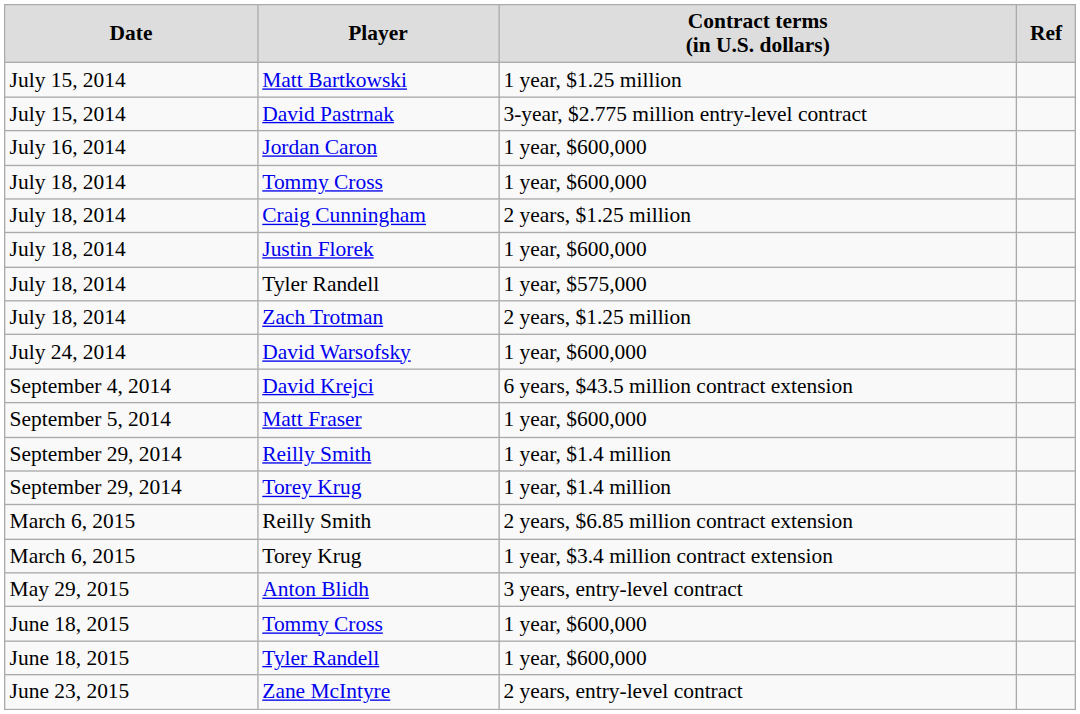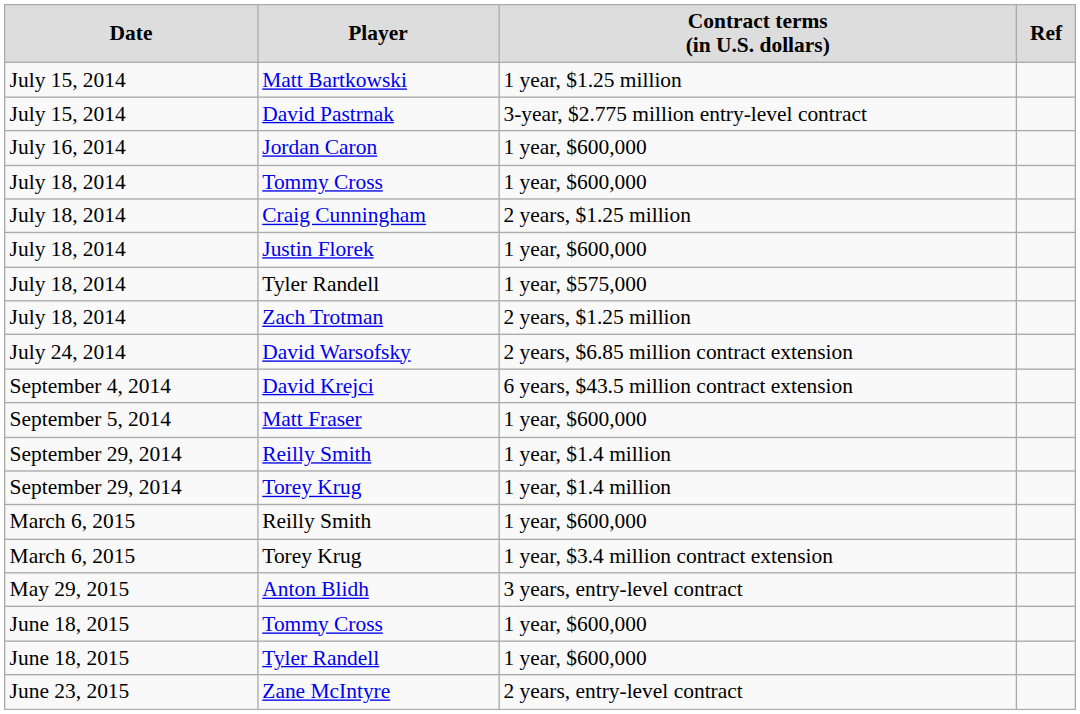(575, 351) 1 year, $600,000 -> (678, 351) 2 years, $6.85 million contract extension
(678, 521) 2 years, $6.85 million contract extension -> (575, 521) 1 year, $600,000
